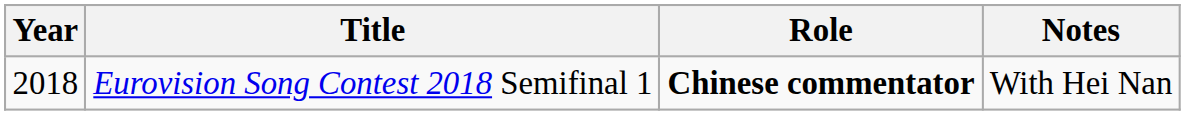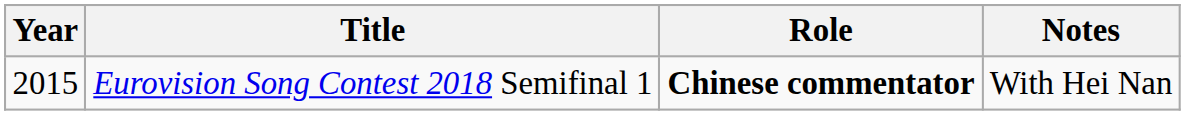(45, 82) 2018 -> (45, 82) 2015
